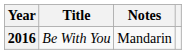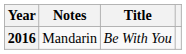columns swapped: (76, 15) <-> (145, 15)
